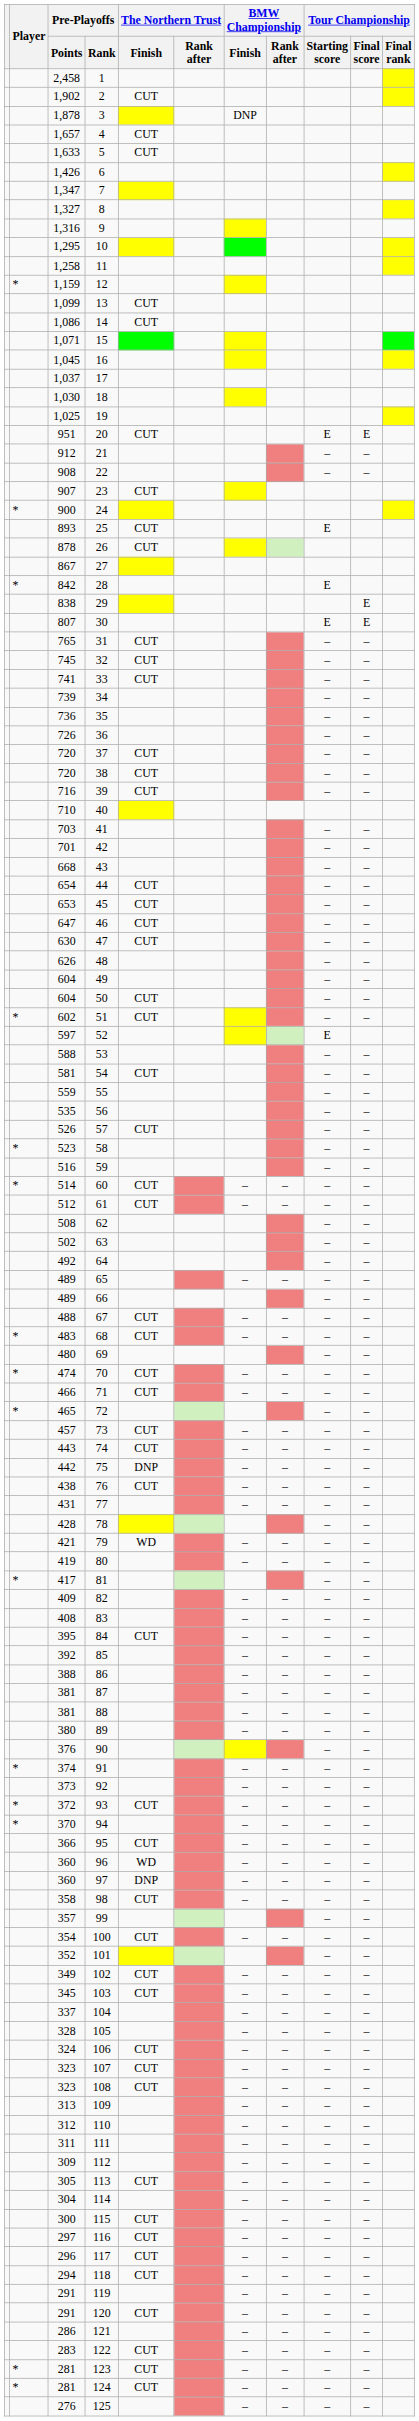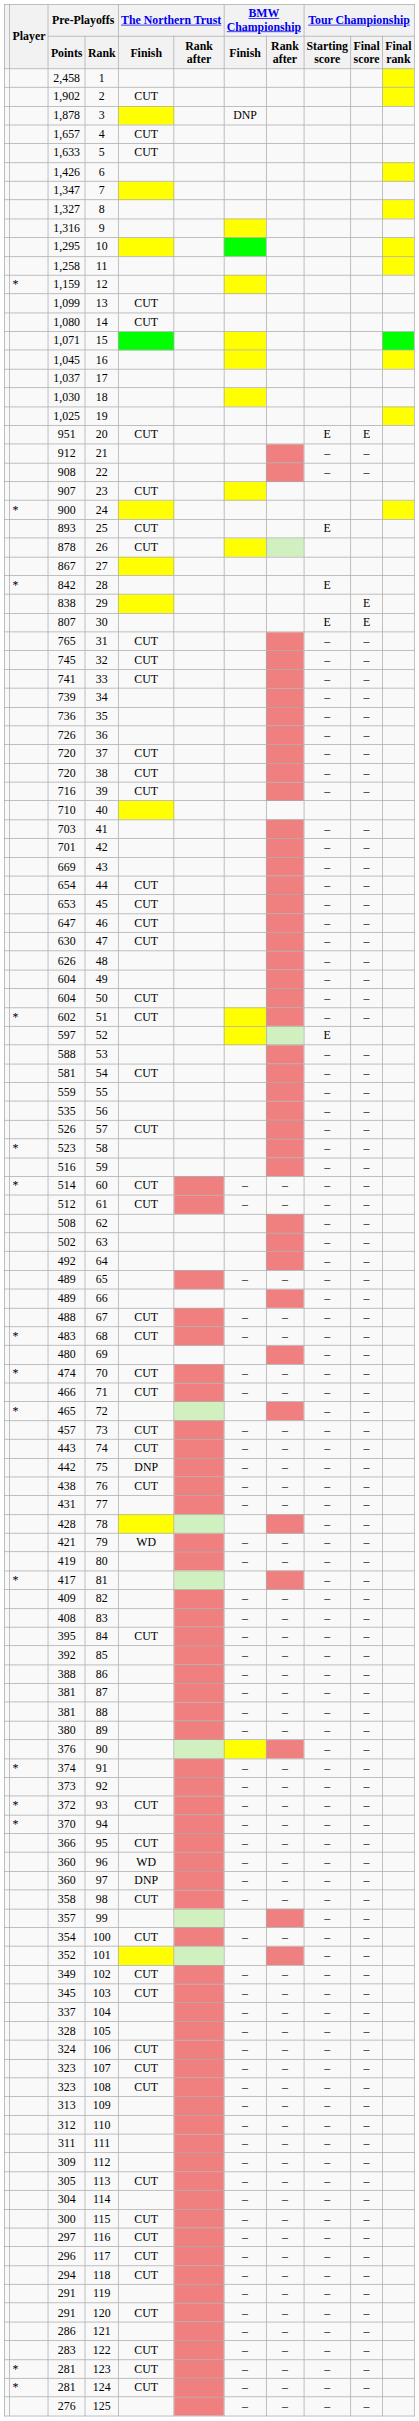(67, 322) 1,086 -> (67, 322) 1,080
(67, 866) 668 -> (67, 866) 669
